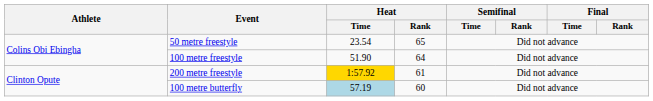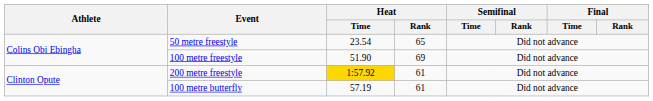(420, 58) 64 -> (420, 58) 69
(361, 88) lightblue background -> (361, 88) no background
(420, 88) 60 -> (420, 88) 61
